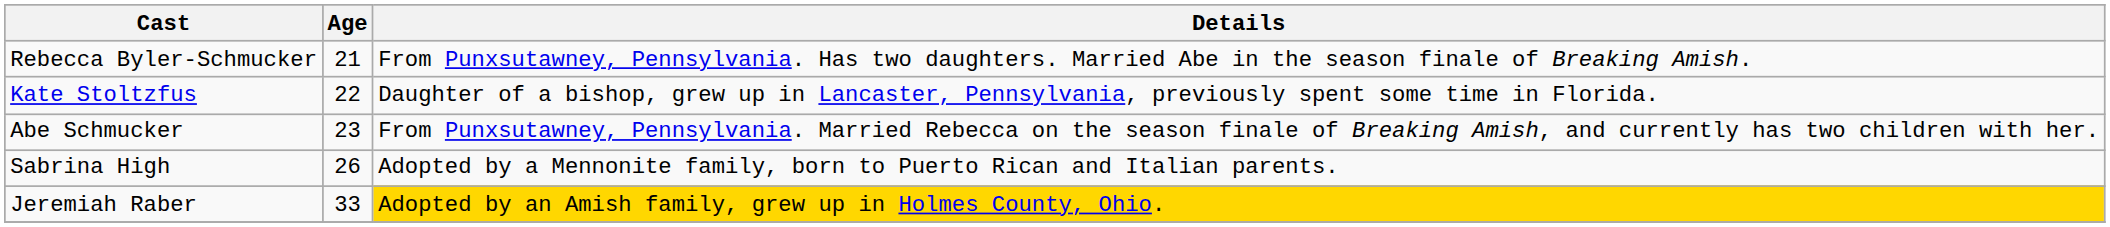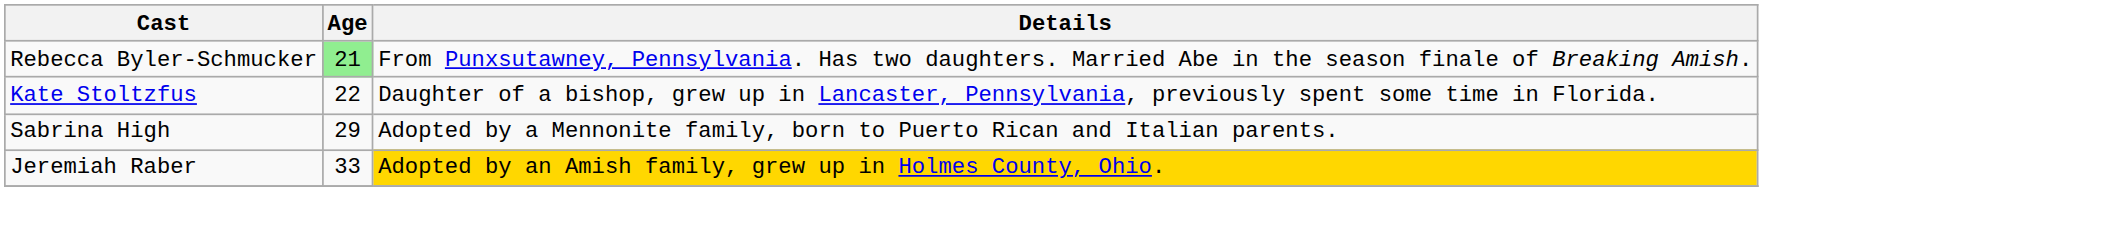(348, 59) no background -> (348, 59) lightgreen background
- row: (97, 132)
(348, 168) 26 -> (348, 132) 29
